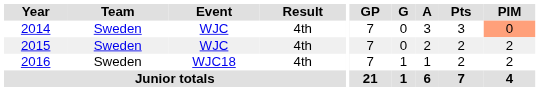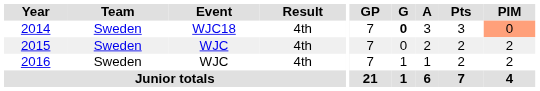(214, 28) WJC -> (214, 28) WJC18
(403, 28) normal -> (403, 28) bold
(214, 62) WJC18 -> (214, 62) WJC
